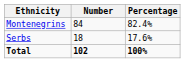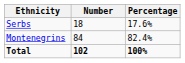rows swapped: (36, 24) <-> (19, 38)
